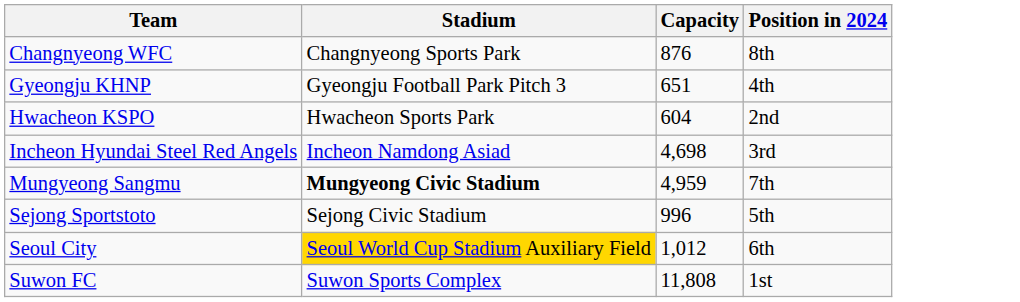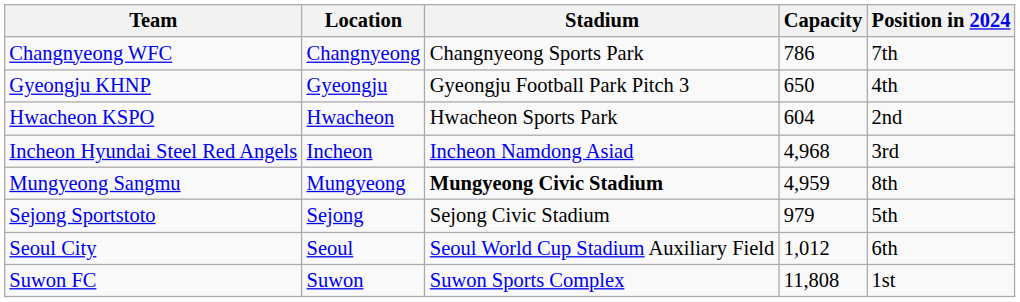+ column: (363, 20)
(676, 53) 876 -> (799, 53) 786
(762, 53) 8th -> (885, 53) 7th
(676, 85) 651 -> (799, 85) 650
(684, 150) 4,698 -> (807, 150) 4,968
(762, 183) 7th -> (885, 183) 8th
(676, 215) 996 -> (799, 215) 979
(479, 248) gold background -> (602, 248) no background
